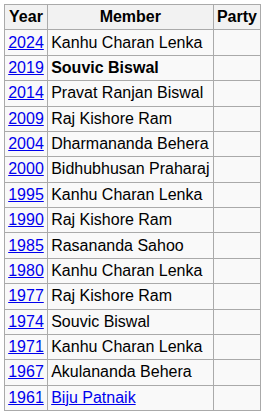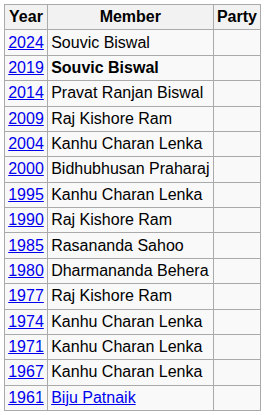(127, 42) Kanhu Charan Lenka -> (101, 42) Souvic Biswal
(130, 144) Dharmananda Behera -> (127, 144) Kanhu Charan Lenka
(127, 270) Kanhu Charan Lenka -> (130, 270) Dharmananda Behera
(101, 321) Souvic Biswal -> (127, 321) Kanhu Charan Lenka
(121, 372) Akulananda Behera -> (127, 372) Kanhu Charan Lenka
